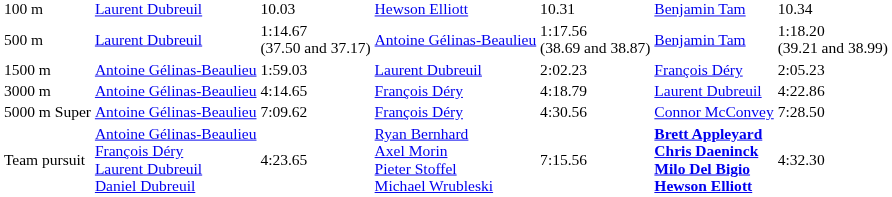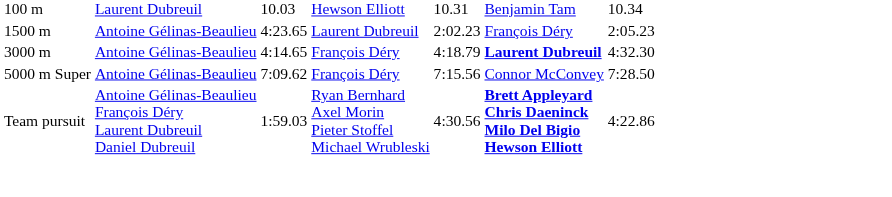- row: (24, 39)
(284, 69) 1:59.03 -> (284, 30) 4:23.65
(708, 91) normal -> (543, 52) bold
(801, 91) 4:22.86 -> (631, 52) 4:32.30
(564, 112) 4:30.56 -> (457, 73) 7:15.56
(284, 160) 4:23.65 -> (284, 121) 1:59.03
(564, 160) 7:15.56 -> (457, 121) 4:30.56
(801, 160) 4:32.30 -> (631, 121) 4:22.86
